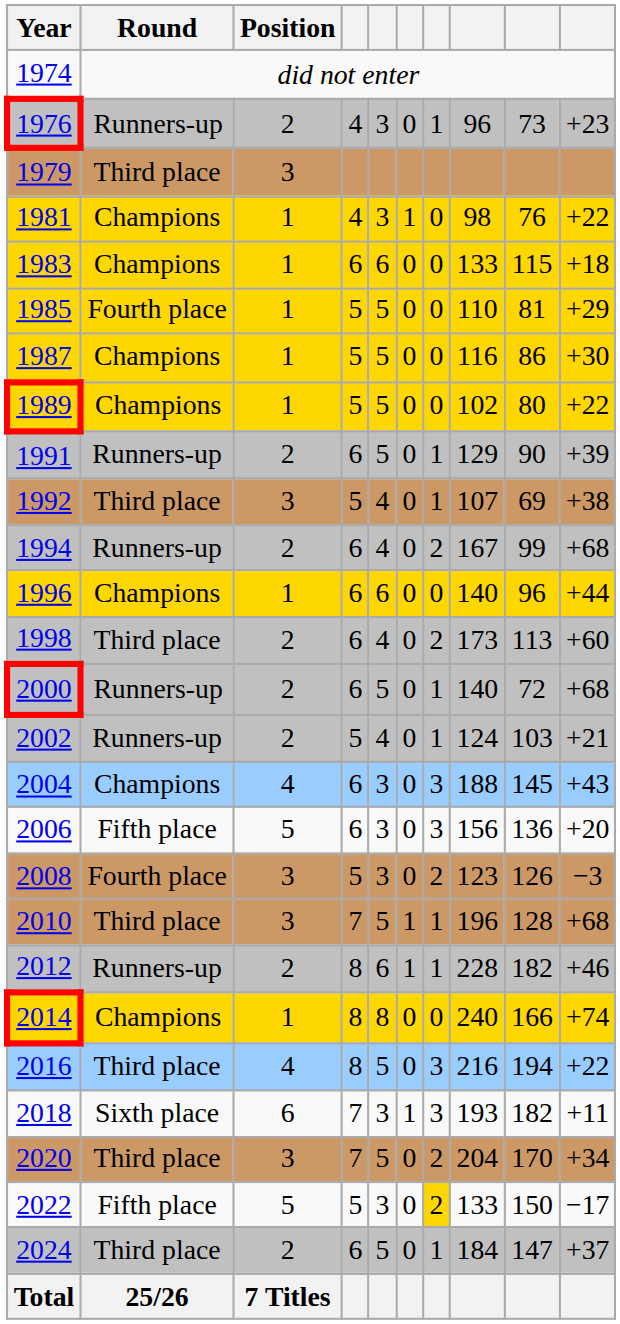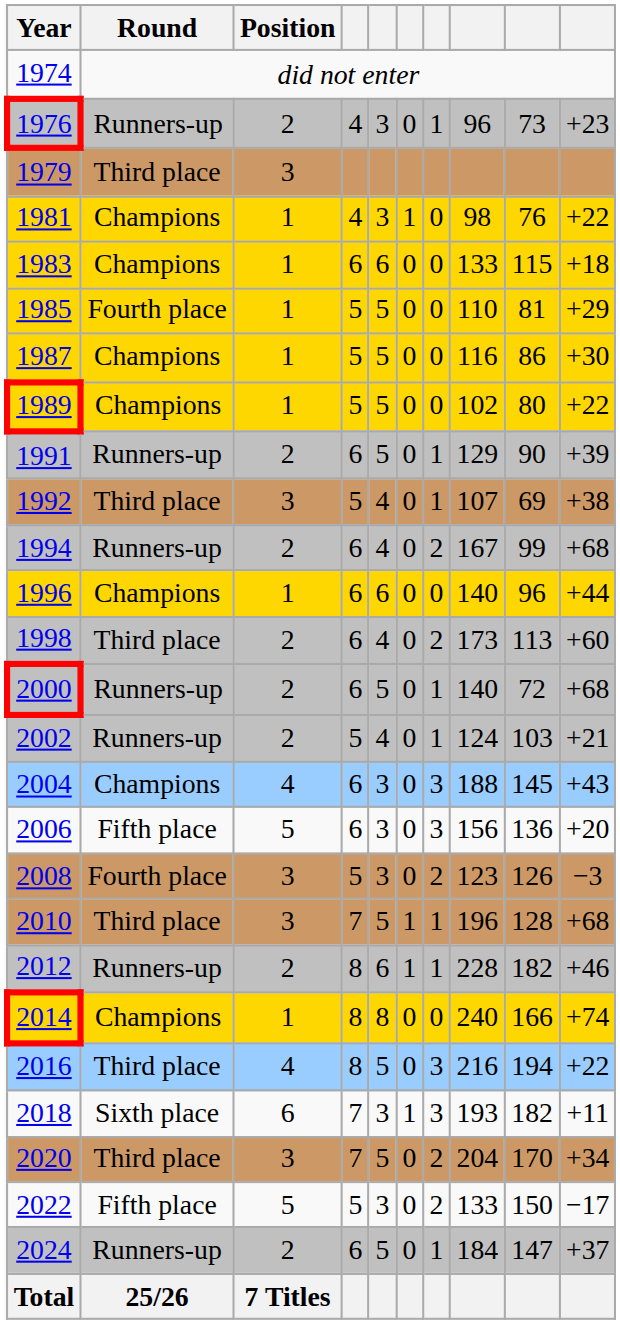(436, 1203) gold background -> (436, 1203) no background
(157, 1249) Third place -> (157, 1249) Runners-up
